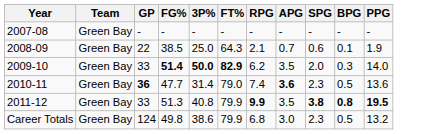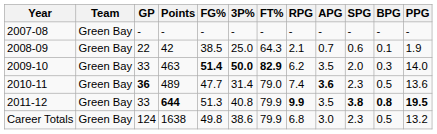+ column: (178, 13)
